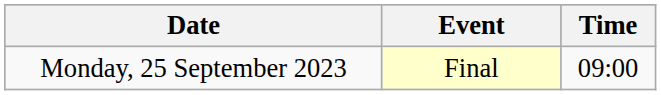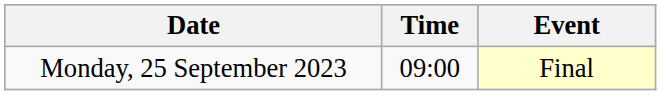columns swapped: (608, 25) <-> (471, 25)
